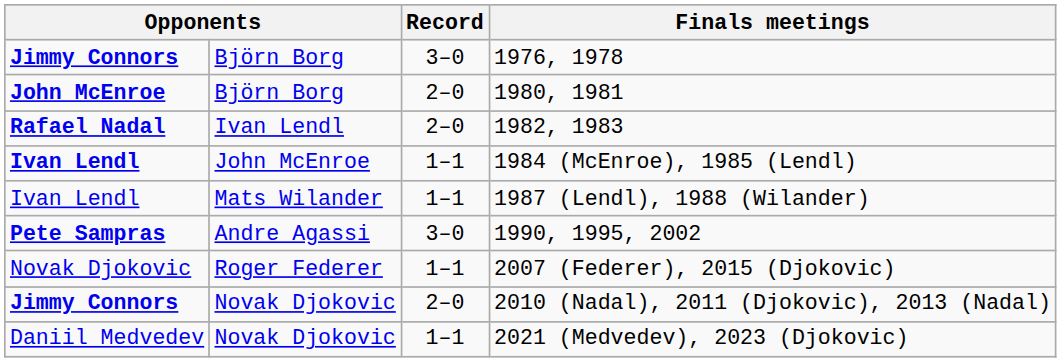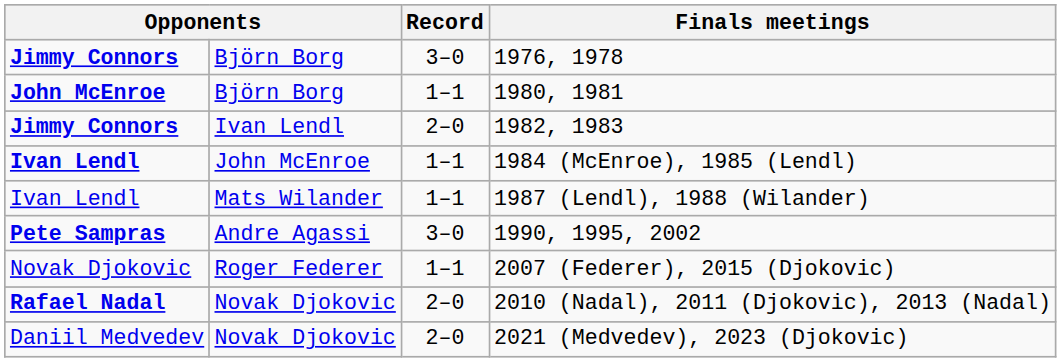(445, 93) 2–0 -> (445, 93) 1–1
(88, 128) Rafael Nadal -> (94, 128) Jimmy Connors
(94, 304) Jimmy Connors -> (88, 304) Rafael Nadal
(445, 339) 1–1 -> (445, 339) 2–0
